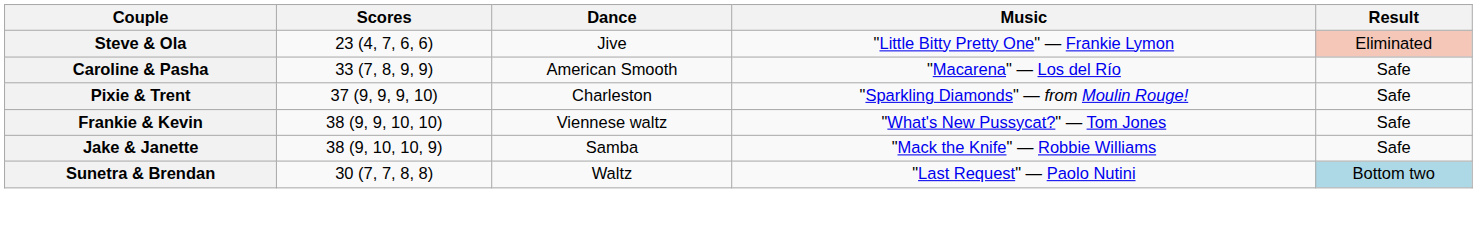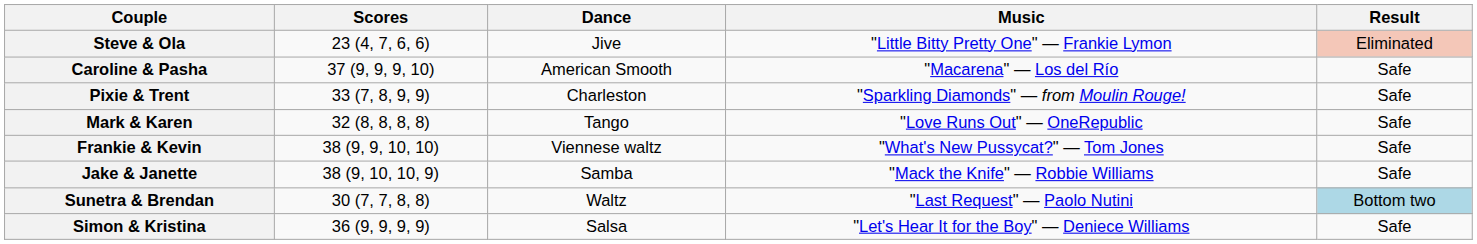(384, 69) 33 (7, 8, 9, 9) -> (381, 69) 37 (9, 9, 9, 10)
(384, 95) 37 (9, 9, 9, 10) -> (381, 95) 33 (7, 8, 9, 9)
+ row: (139, 122)
+ row: (139, 226)
